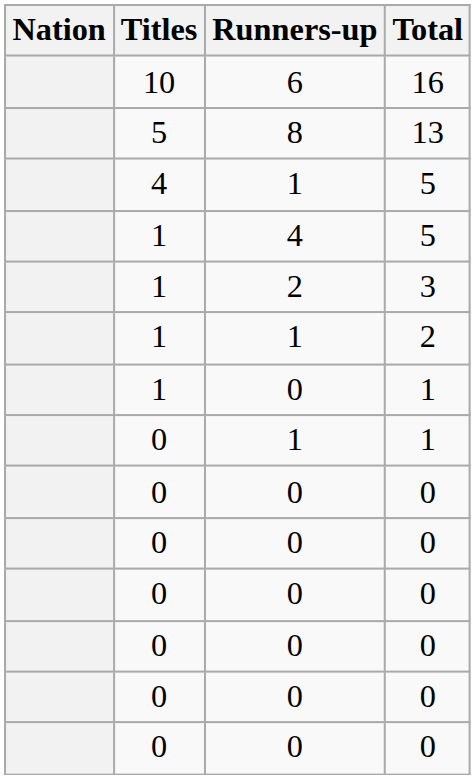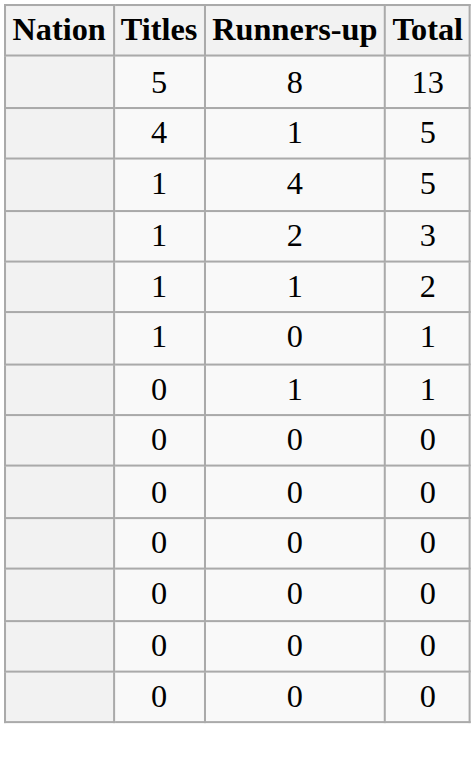- row: (295, 81)
